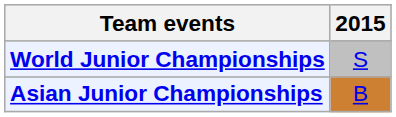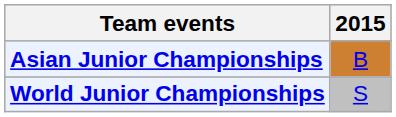rows swapped: (166, 94) <-> (167, 59)
